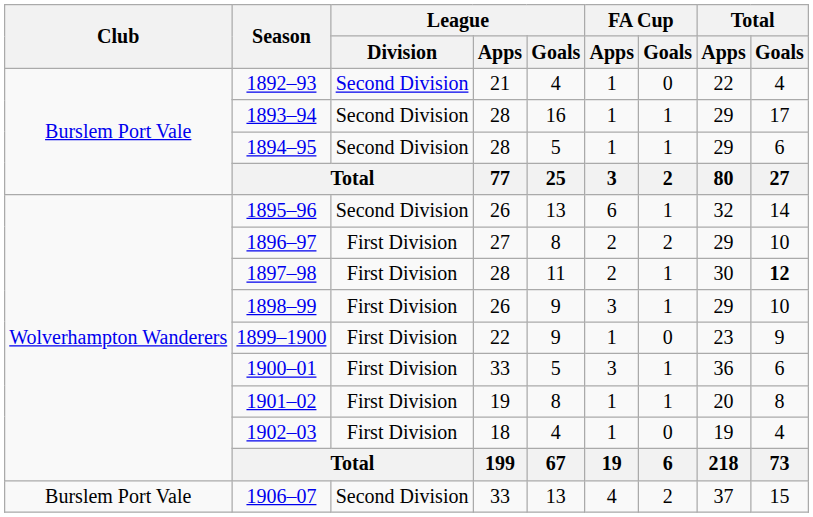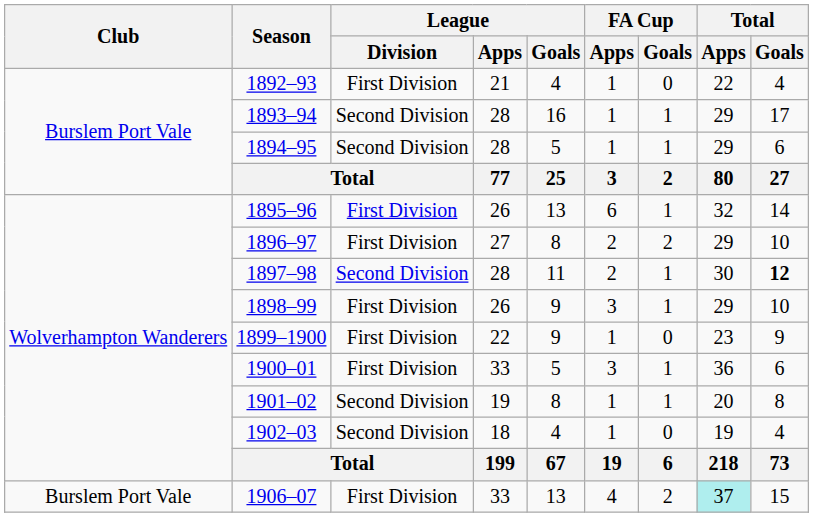(402, 83) Second Division -> (402, 83) First Division
(402, 210) Second Division -> (402, 210) First Division
(402, 274) First Division -> (402, 274) Second Division
(402, 400) First Division -> (402, 400) Second Division
(402, 432) First Division -> (402, 432) Second Division
(402, 496) Second Division -> (402, 496) First Division
(724, 496) no background -> (724, 496) paleturquoise background
